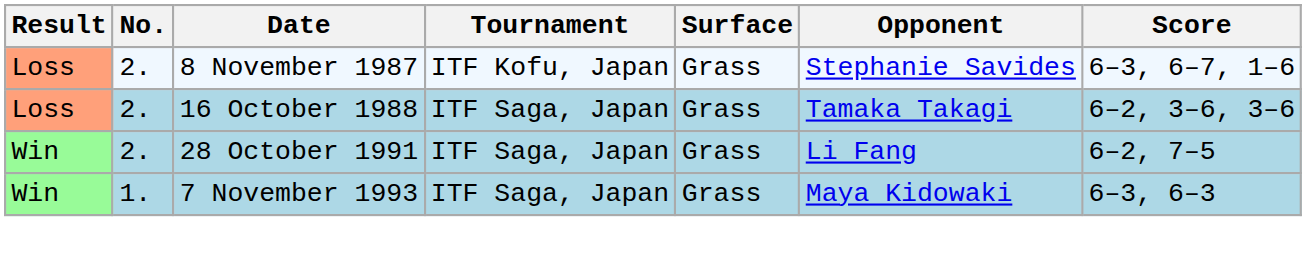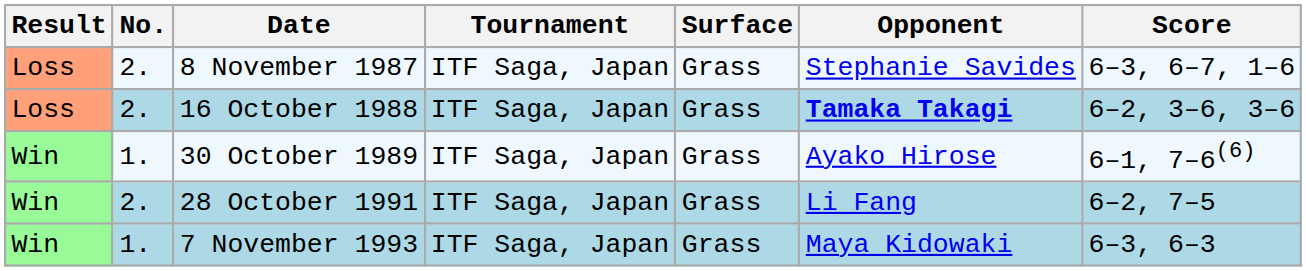(550, 68) ITF Kofu, Japan -> (550, 68) ITF Saga, Japan
(909, 110) normal -> (909, 110) bold
+ row: (299, 156)
